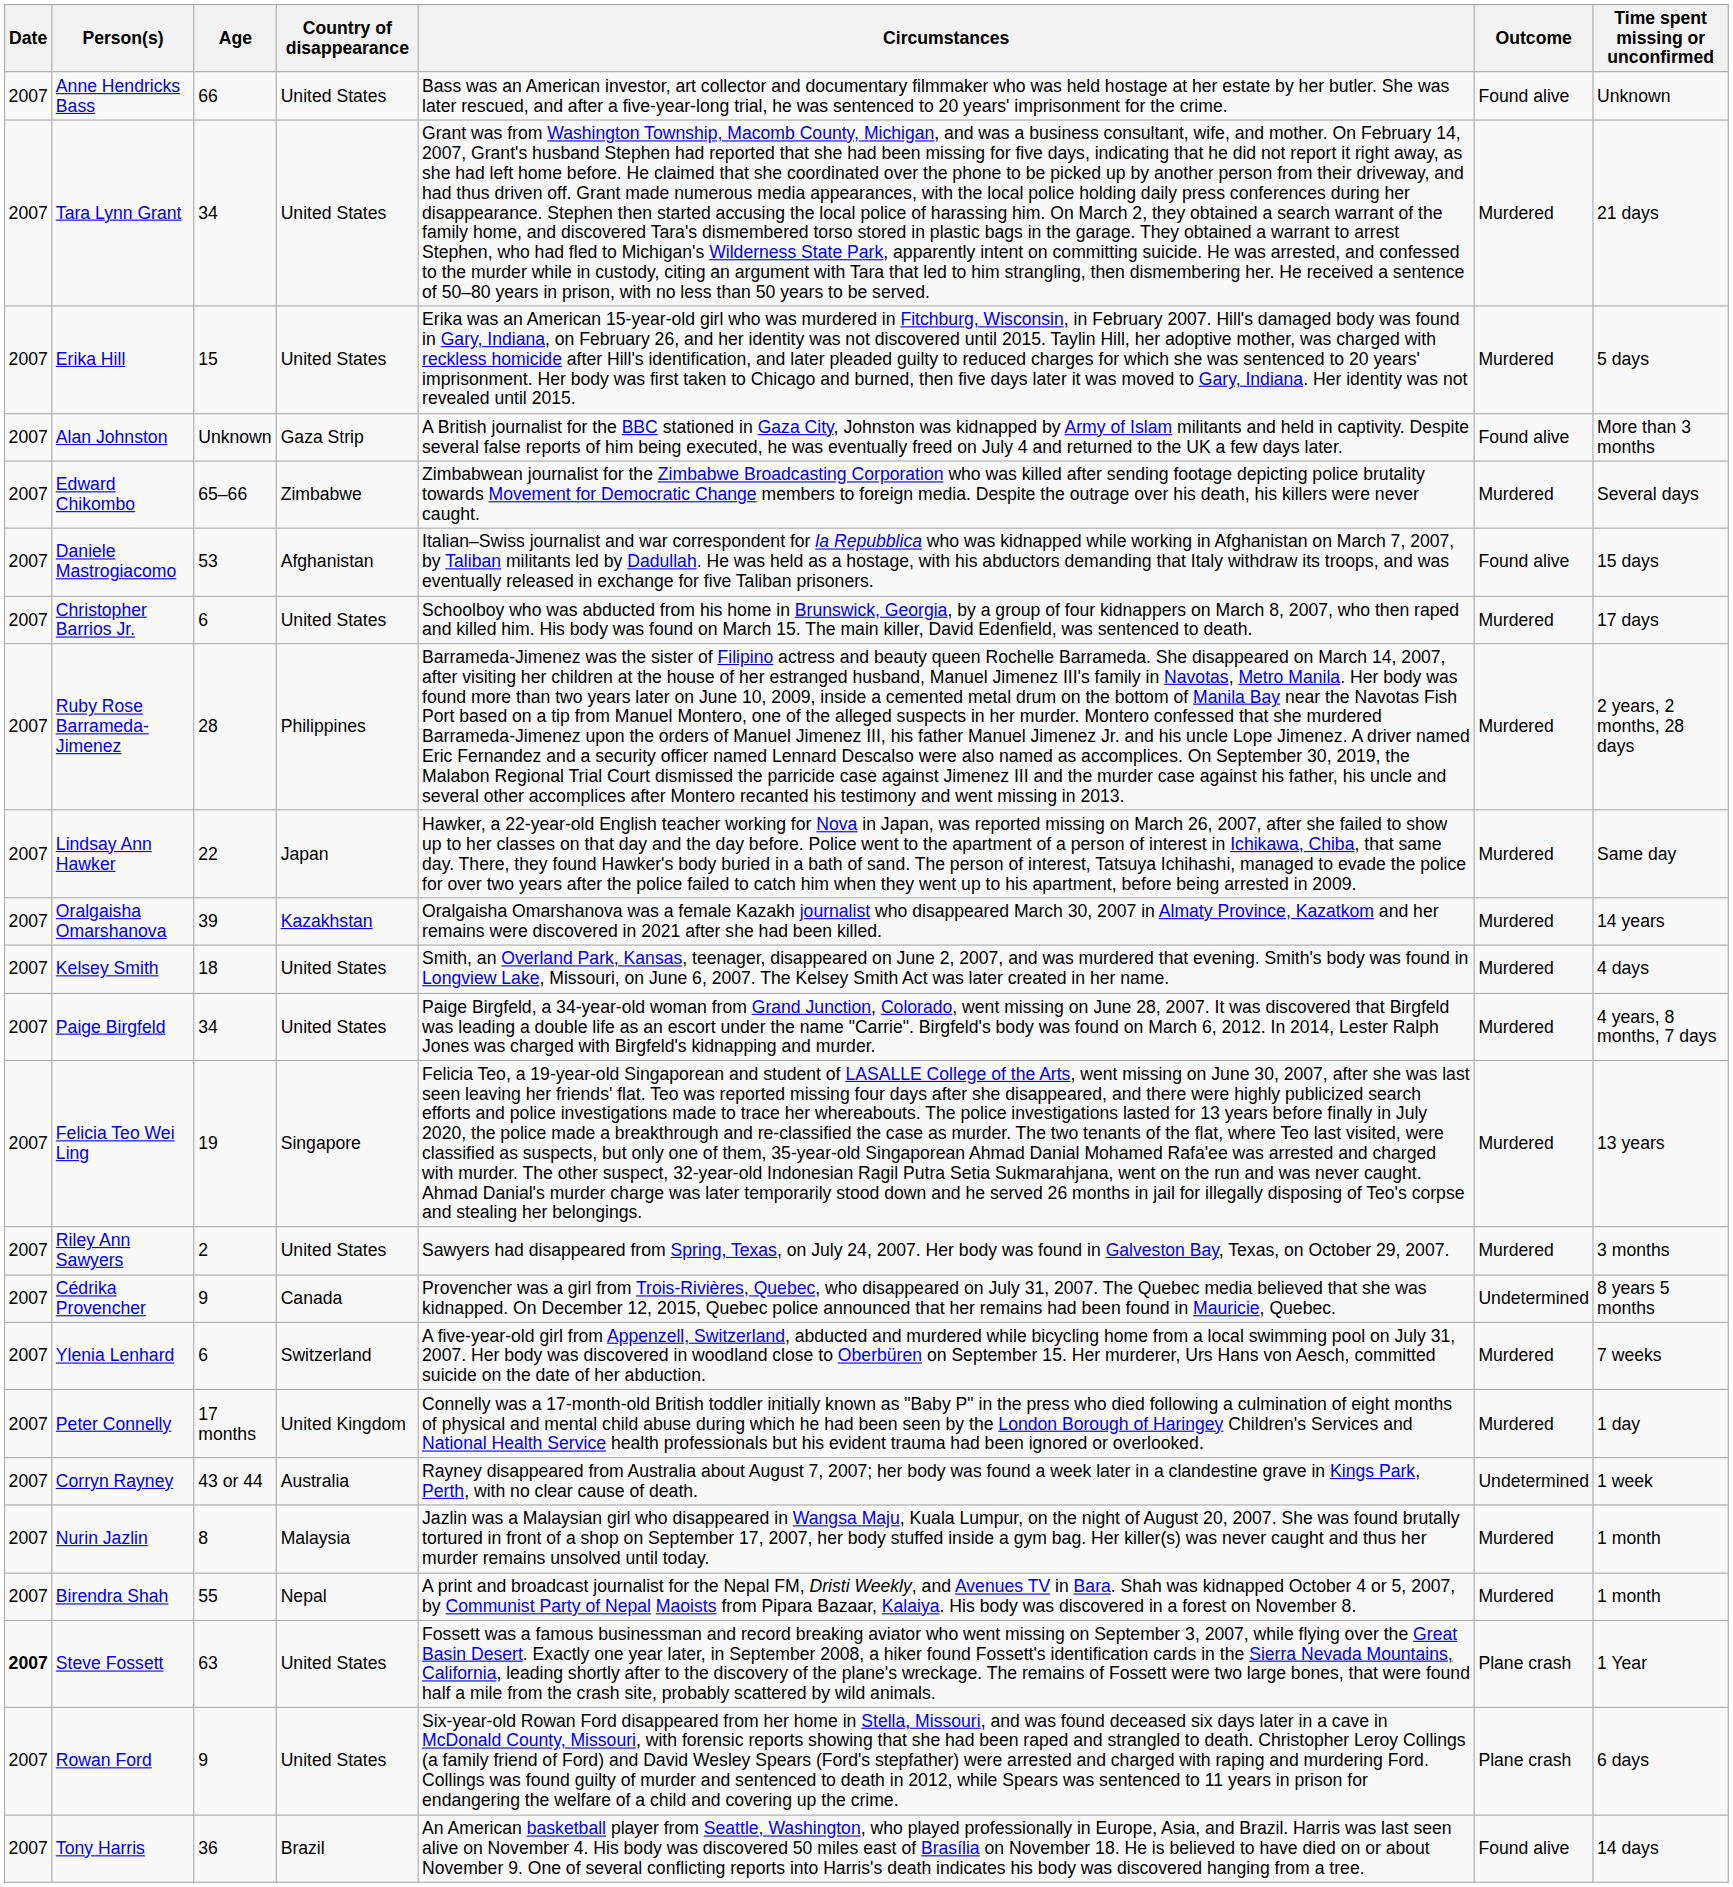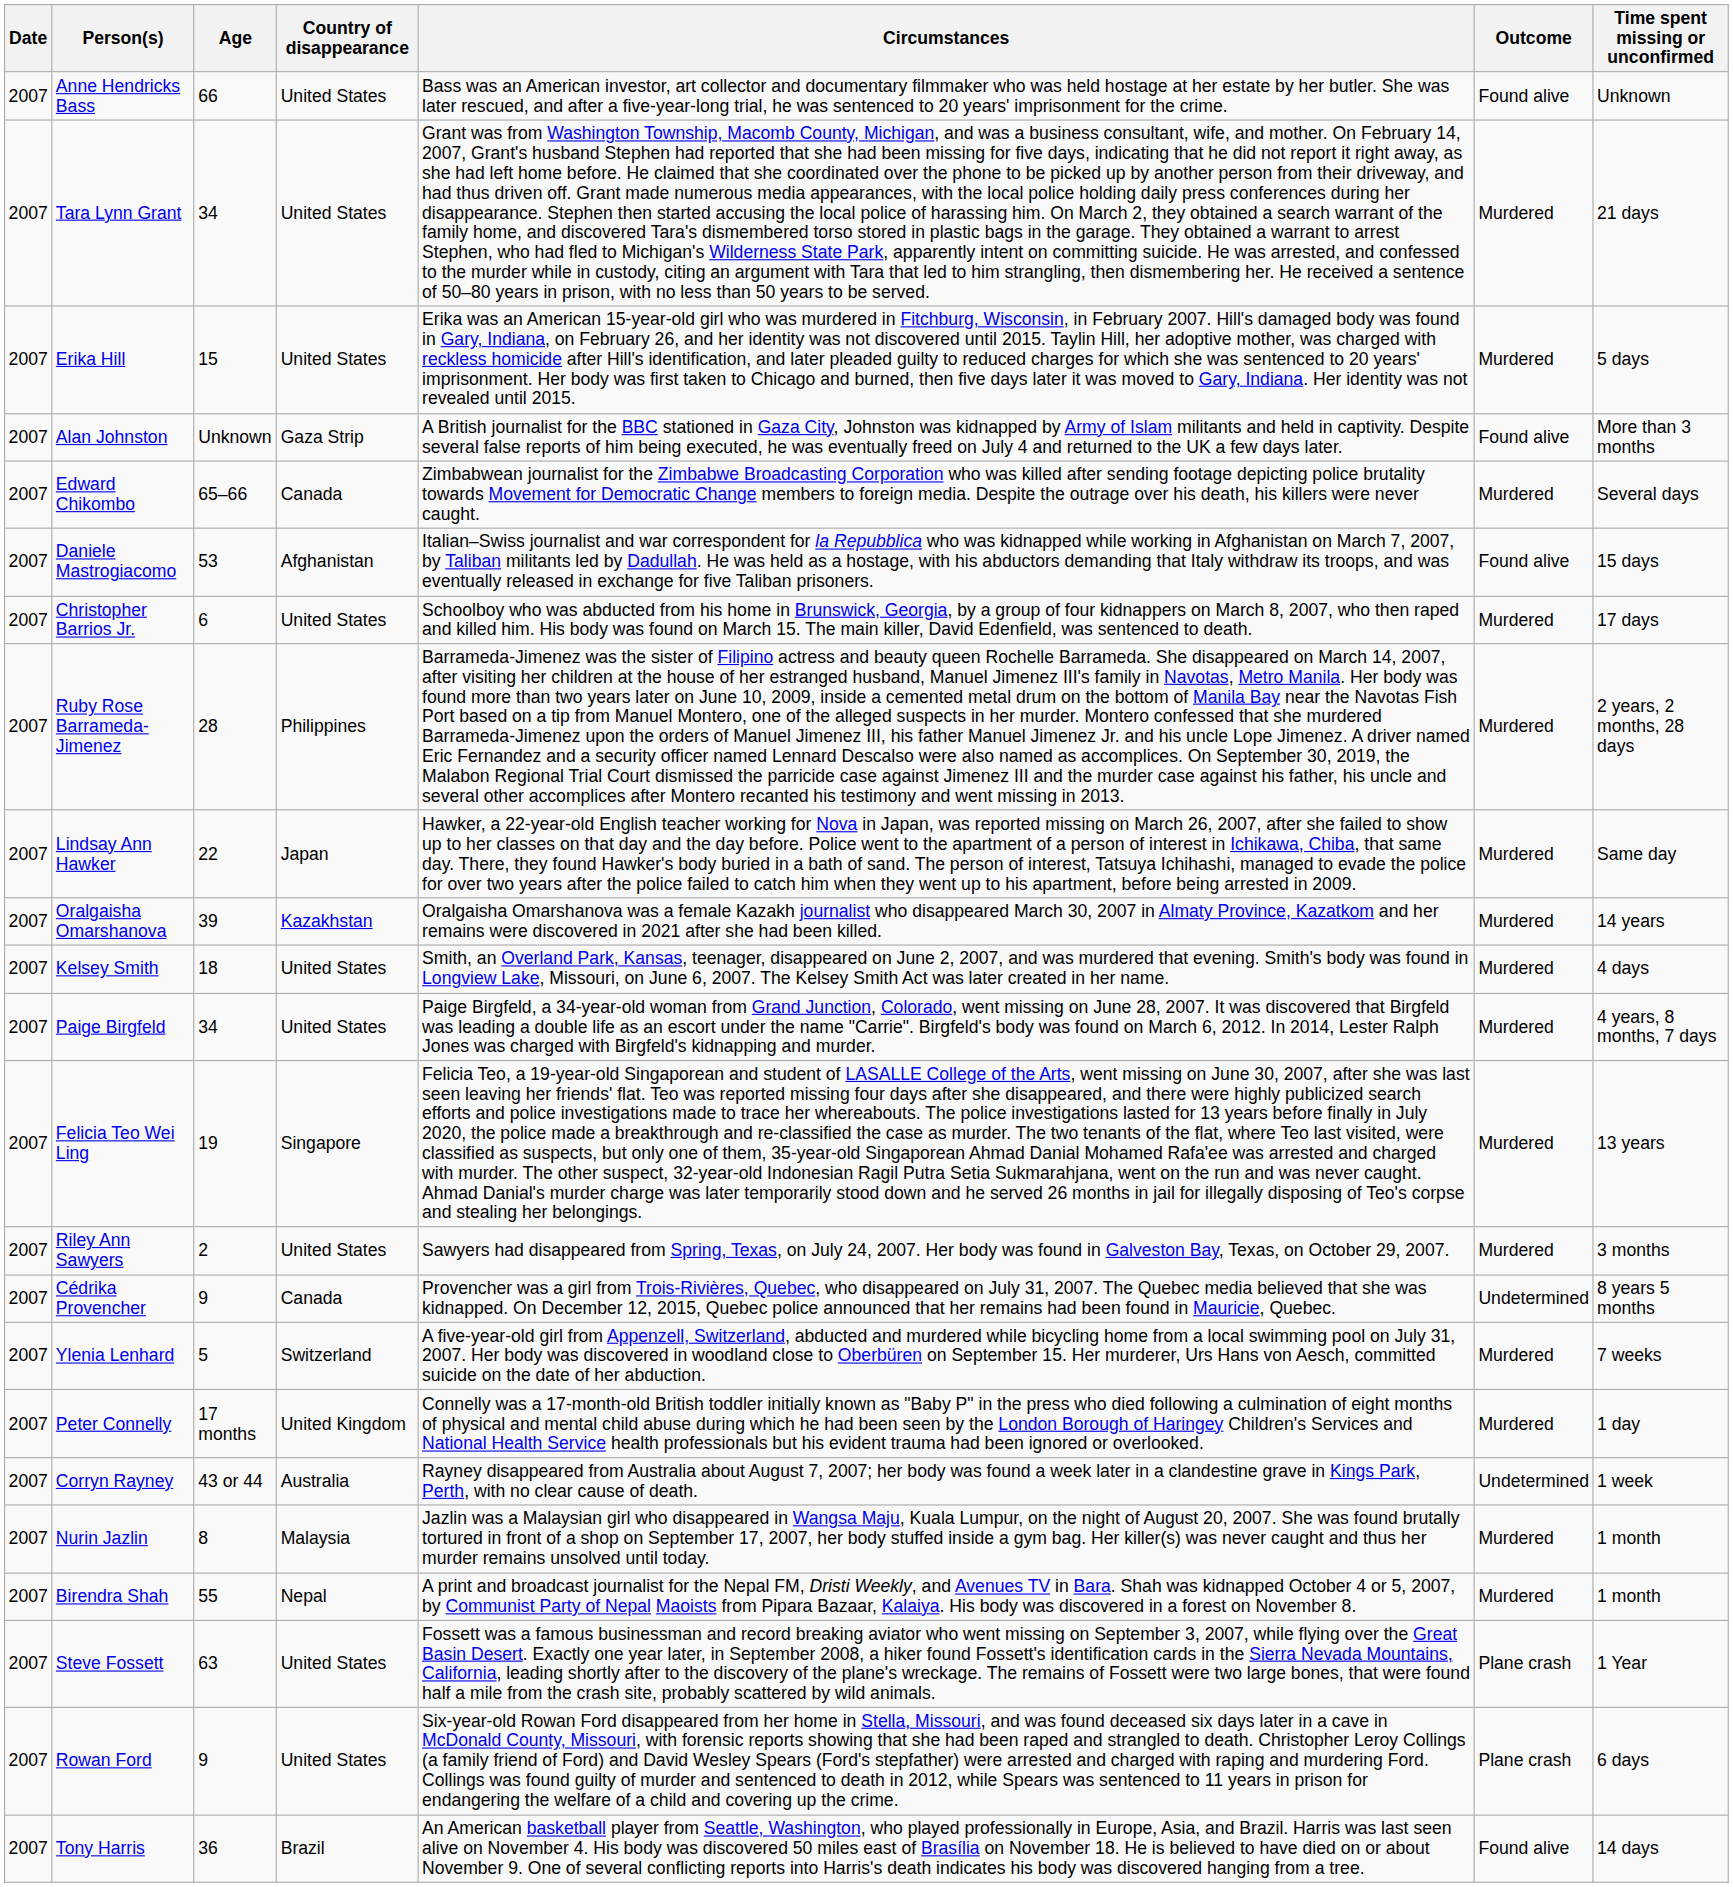(321, 494) Zimbabwe -> (311, 494) Canada
(203, 1356) 6 -> (203, 1356) 5
(28, 1663) bold -> (28, 1663) normal
